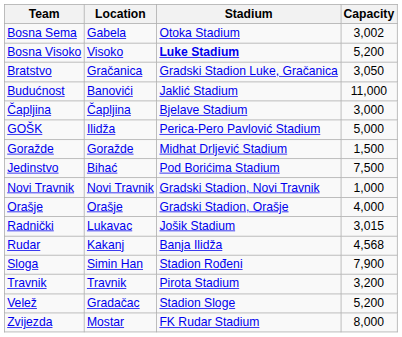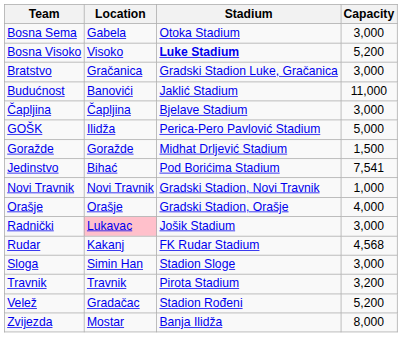(369, 33) 3,002 -> (369, 33) 3,000
(369, 71) 3,050 -> (369, 71) 3,000
(369, 168) 7,500 -> (369, 168) 7,541
(110, 226) no background -> (110, 226) pink background
(369, 226) 3,015 -> (369, 226) 3,000
(191, 245) Banja Ilidža -> (209, 245) FK Rudar Stadium
(201, 264) Stadion Rođeni -> (197, 264) Stadion Sloge
(369, 264) 7,900 -> (369, 264) 3,000
(197, 303) Stadion Sloge -> (201, 303) Stadion Rođeni
(209, 322) FK Rudar Stadium -> (191, 322) Banja Ilidža
